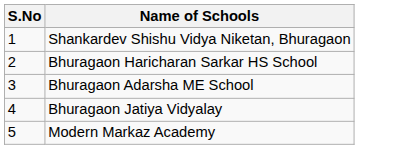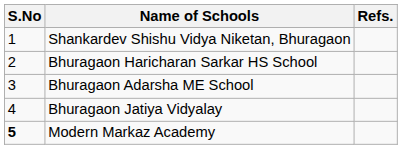+ column: (375, 16)
(12, 132) normal -> (12, 132) bold
